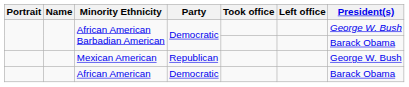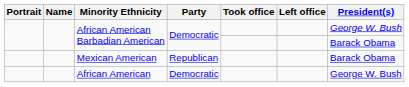(366, 58) George W. Bush -> (363, 58) Barack Obama
(363, 74) Barack Obama -> (366, 74) George W. Bush
